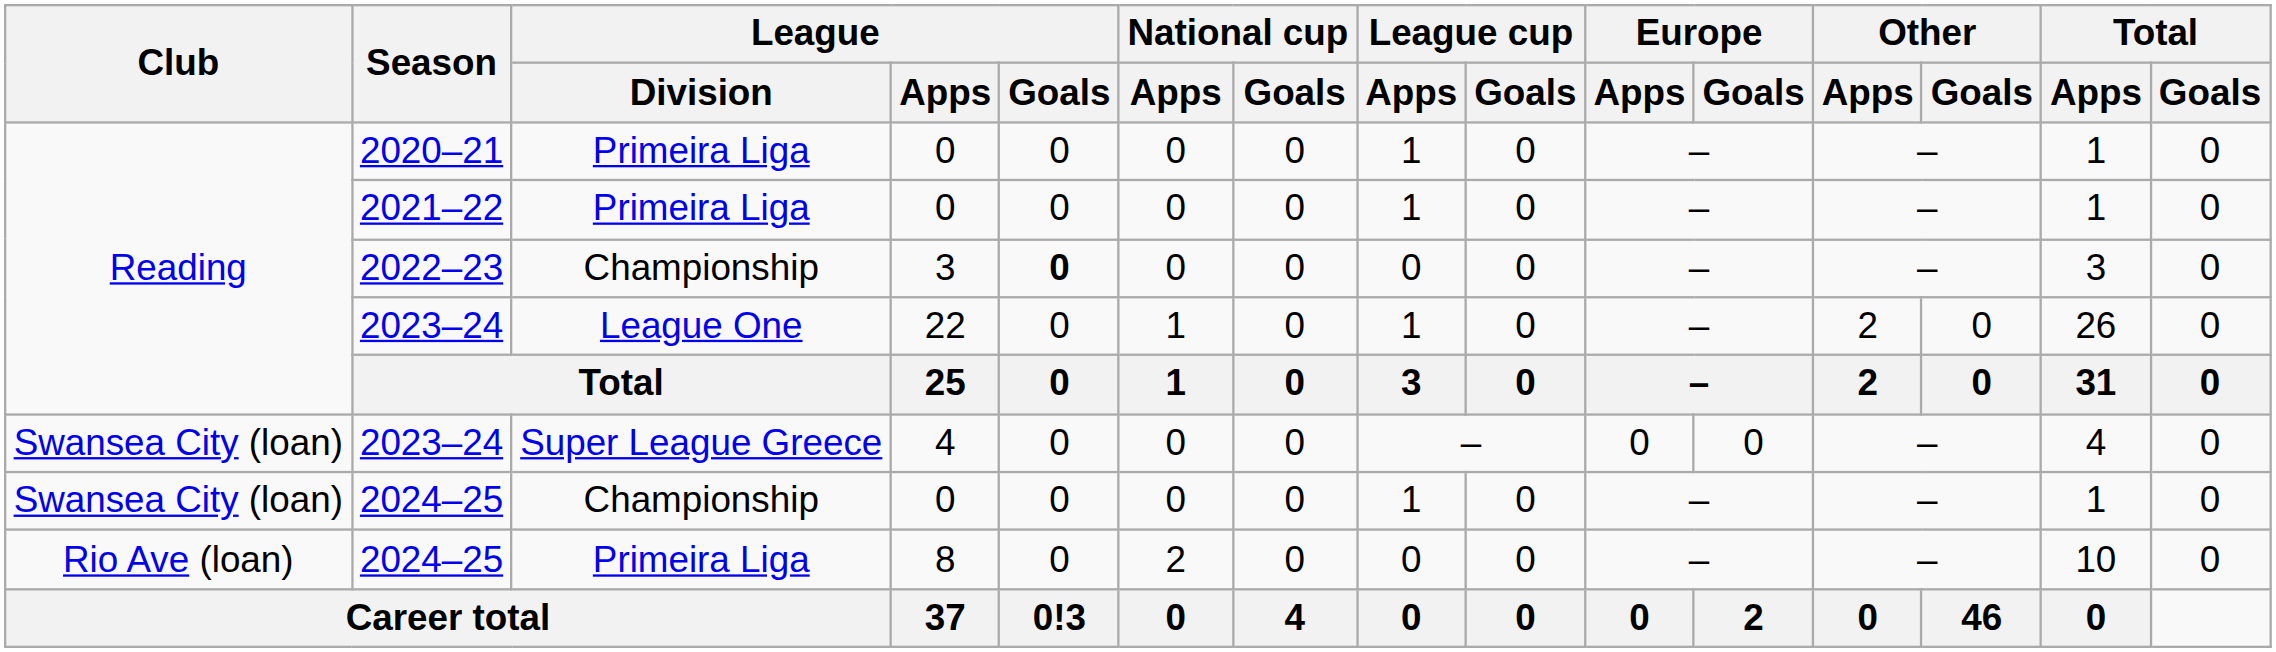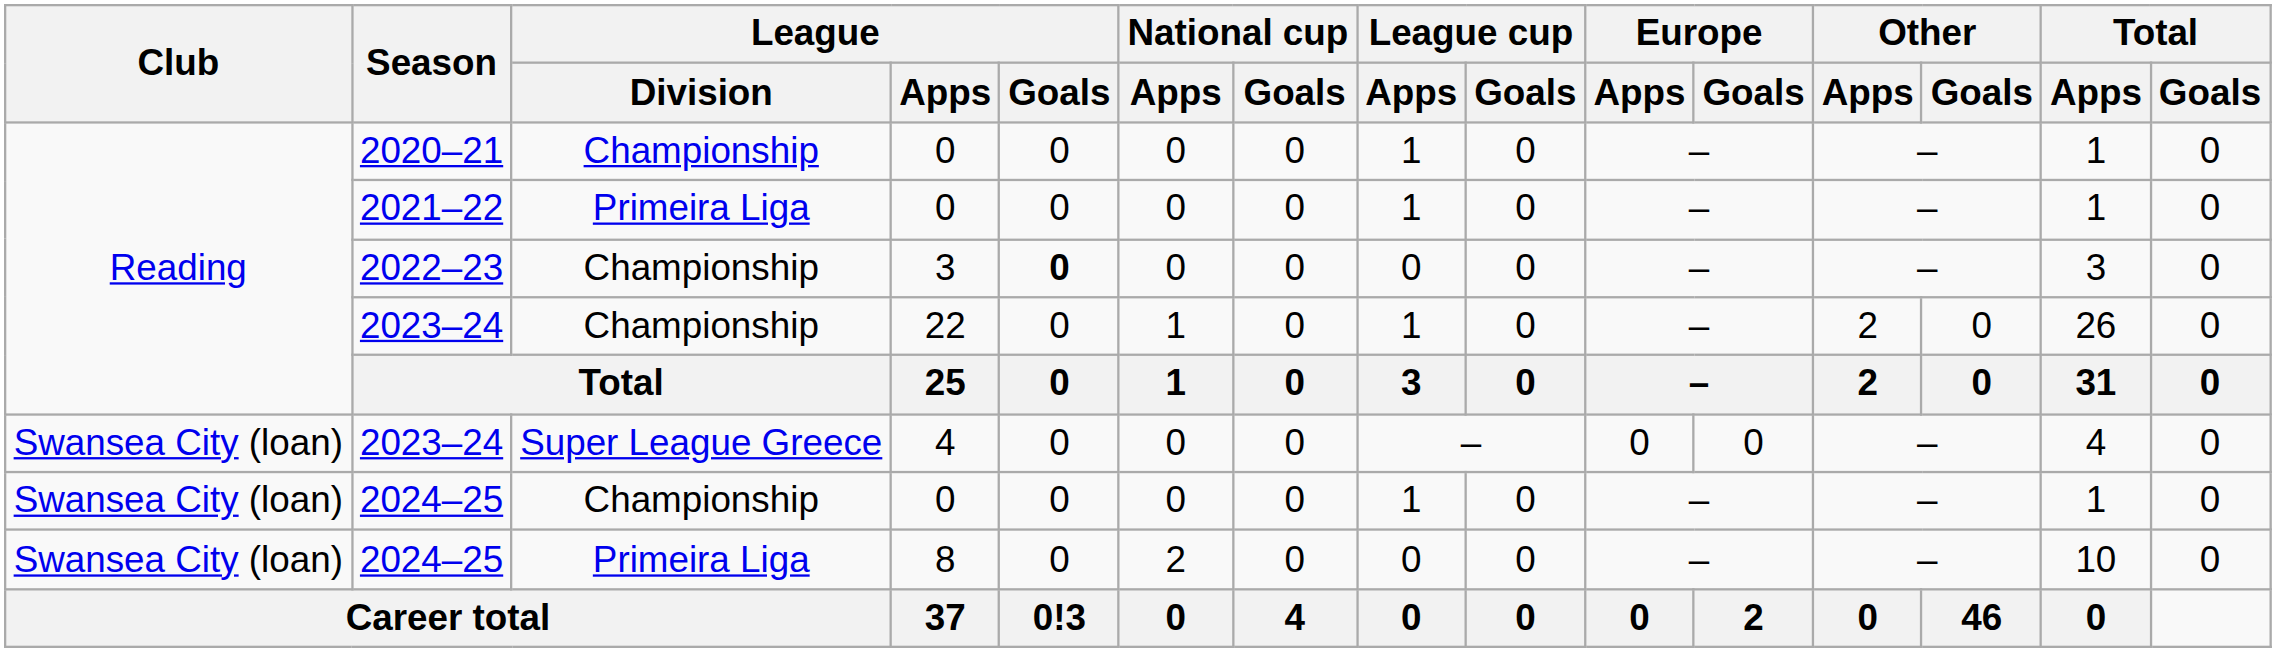(701, 150) Primeira Liga -> (701, 150) Championship
(701, 325) League One -> (701, 325) Championship
(178, 558) Rio Ave (loan) -> (178, 558) Swansea City (loan)
